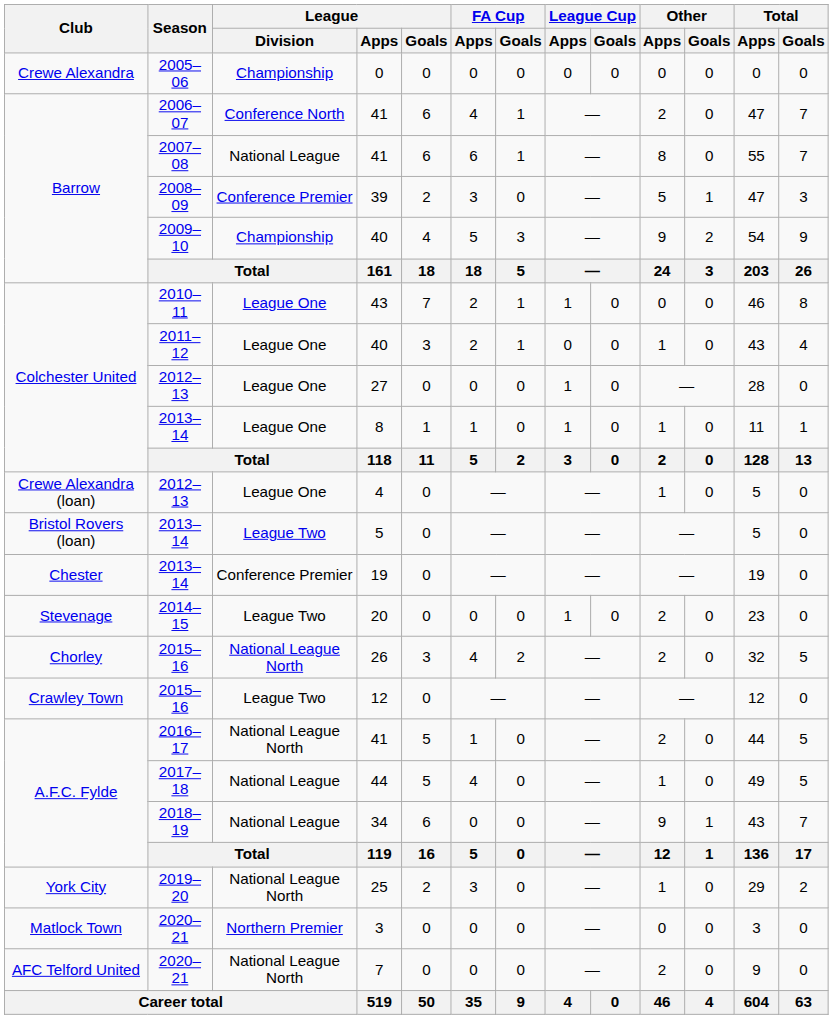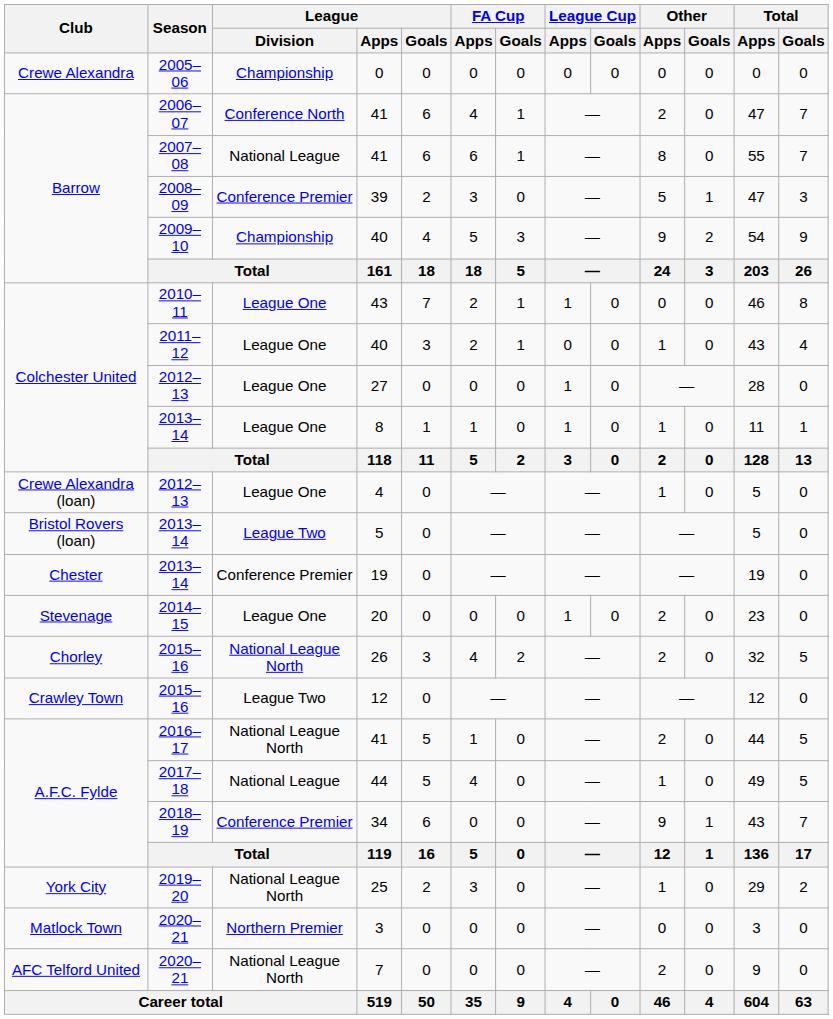(285, 616) League Two -> (285, 616) League One
(285, 822) National League -> (285, 822) Conference Premier
